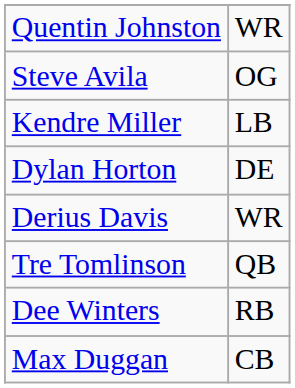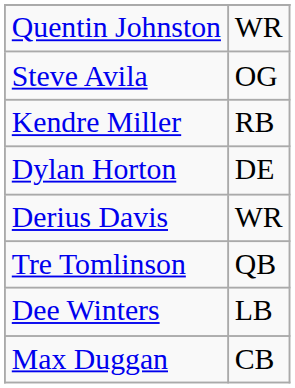(254, 122) LB -> (255, 122) RB
(255, 311) RB -> (254, 311) LB
